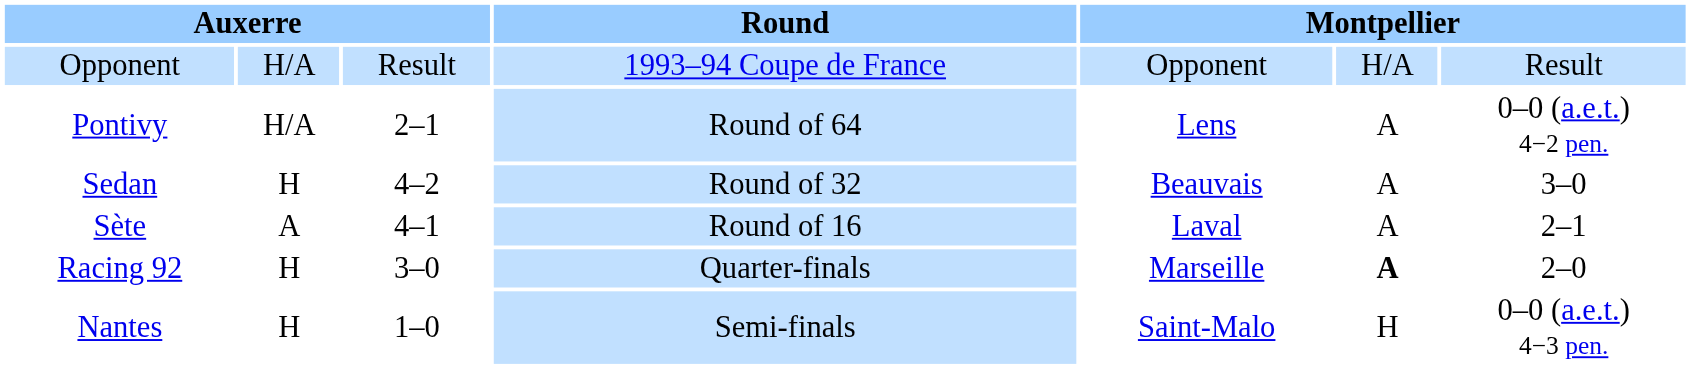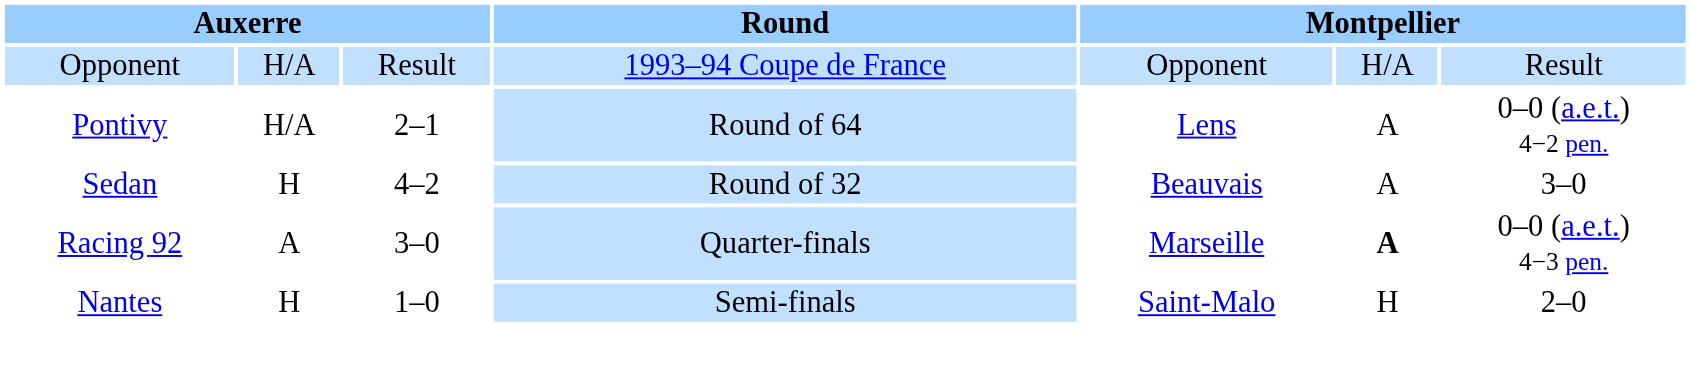- row: (120, 225)
(289, 267) H -> (289, 243) A
(1564, 267) 2–0 -> (1564, 243) 0–0 (a.e.t.) 4−3 pen.
(1564, 327) 0–0 (a.e.t.) 4−3 pen. -> (1564, 302) 2–0
